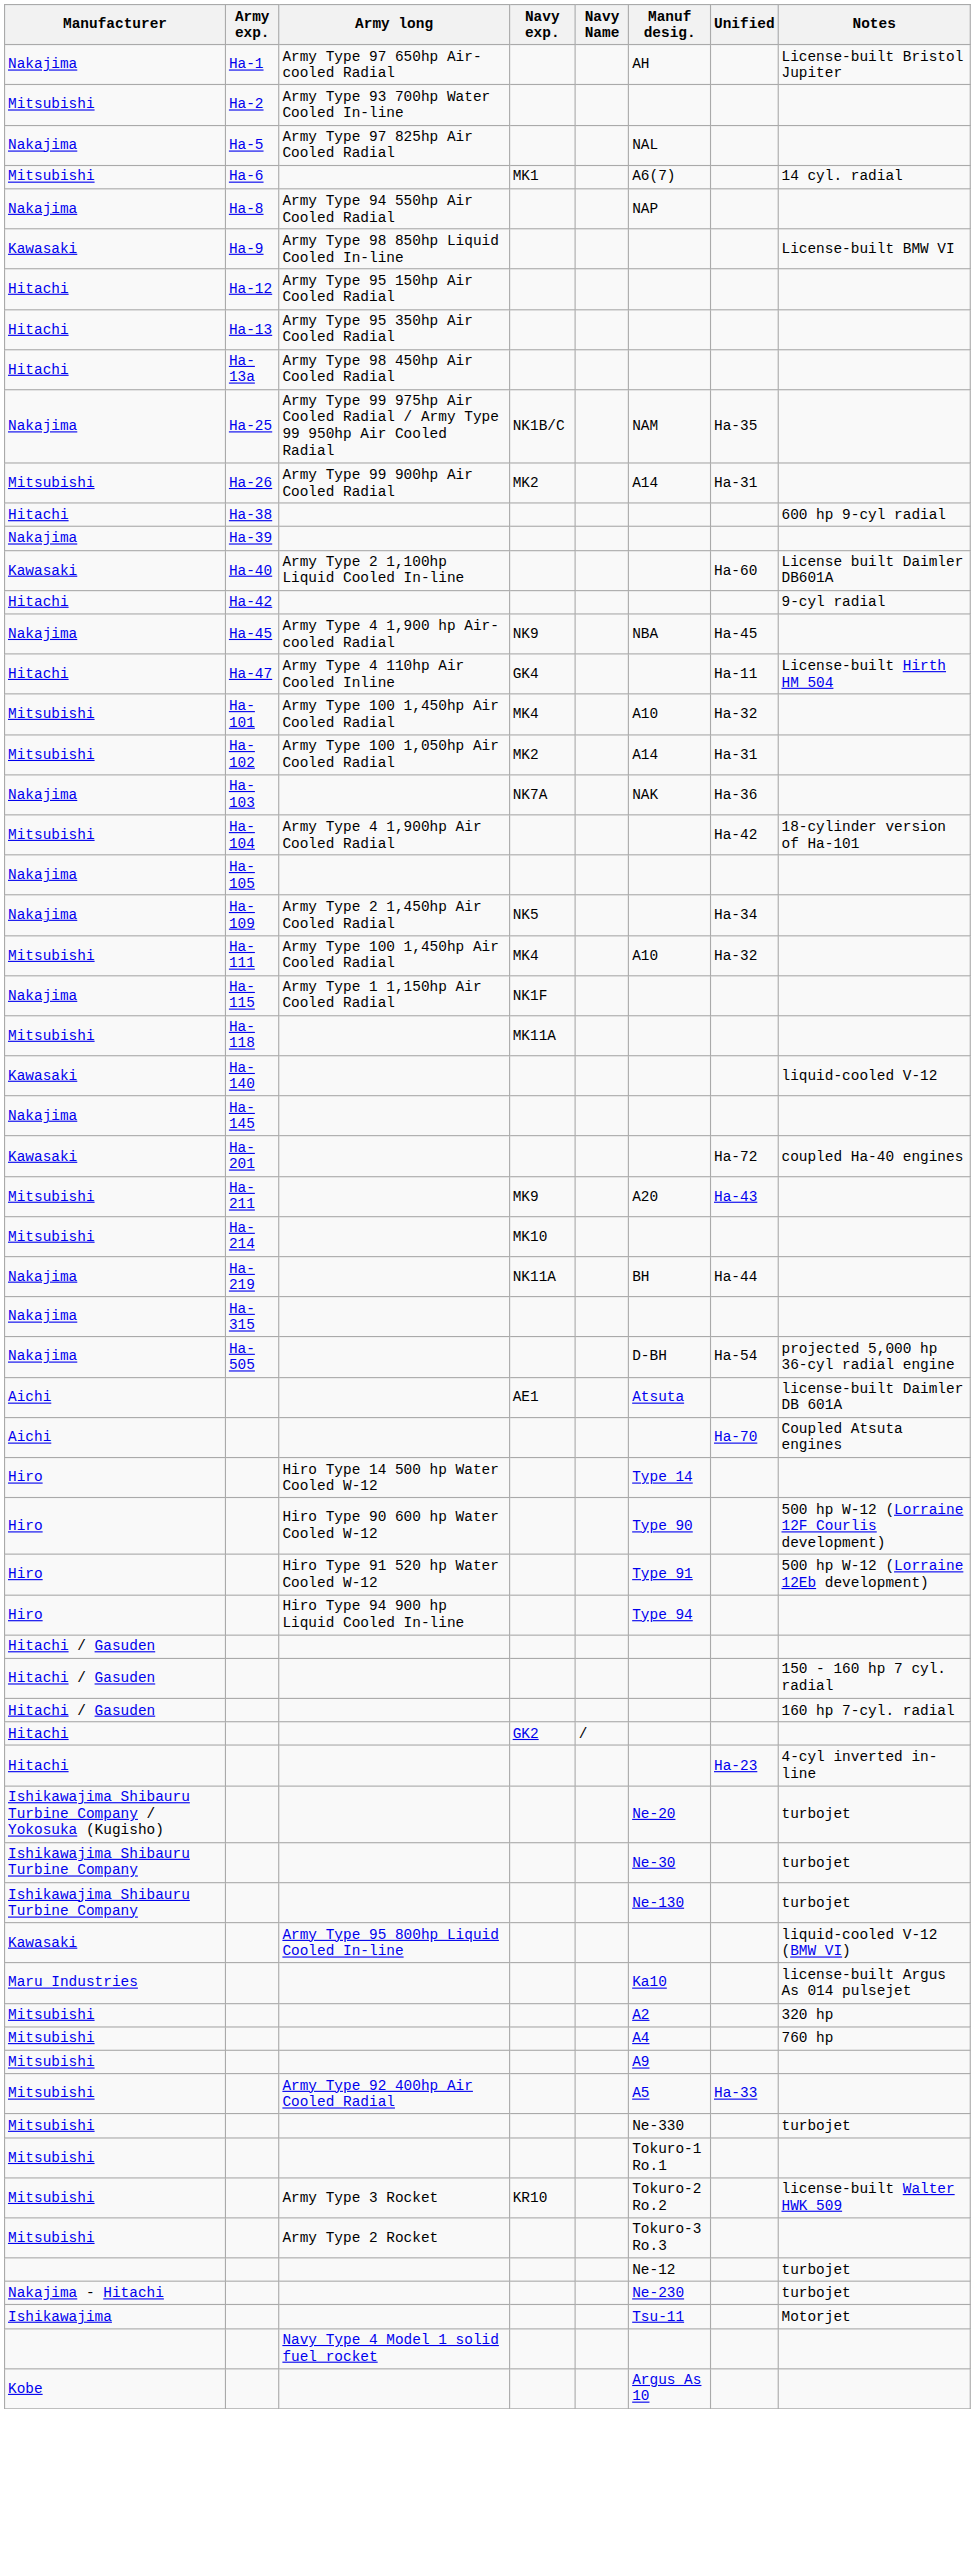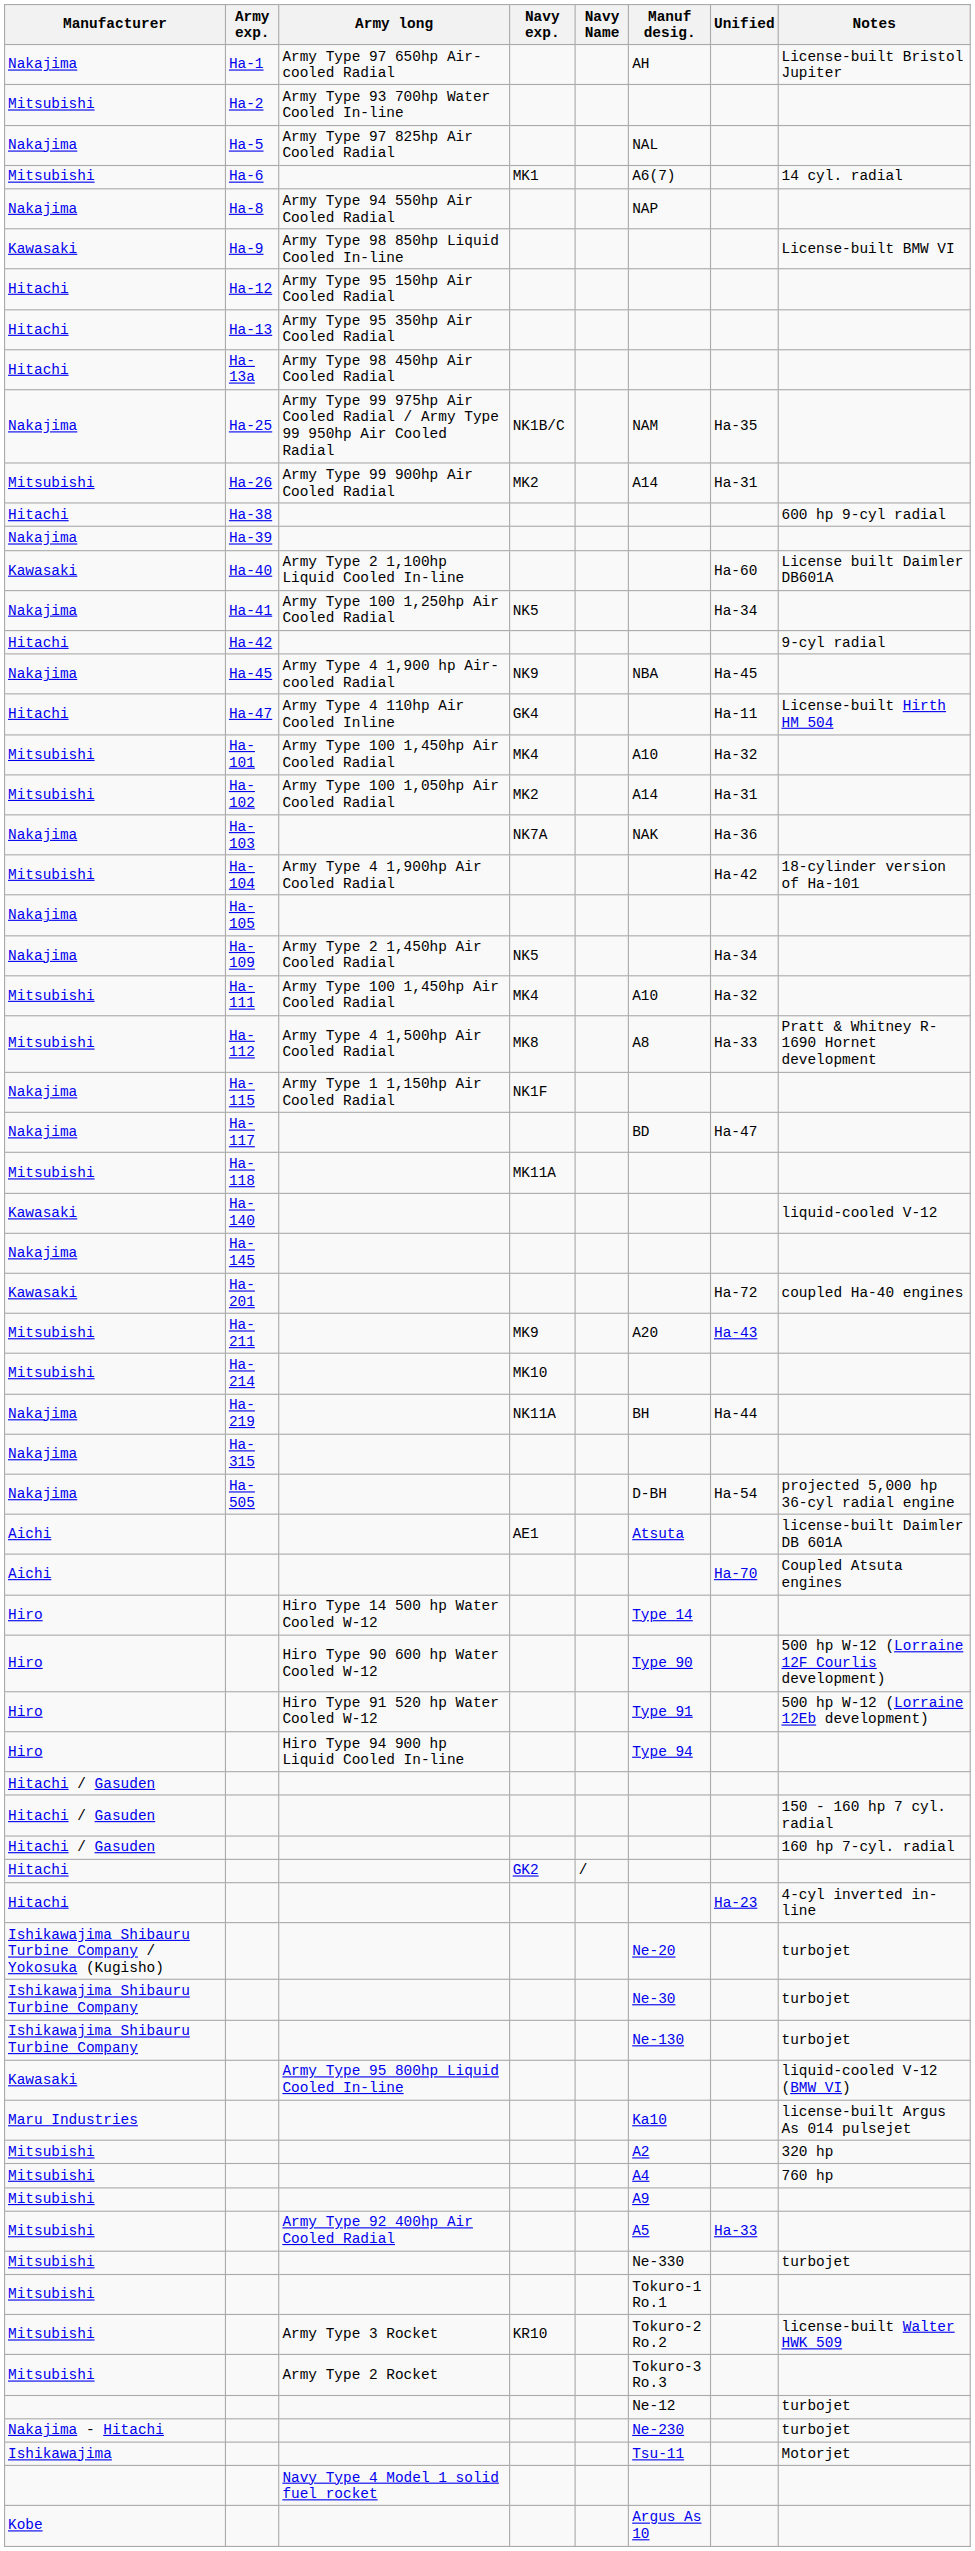+ row: (43, 611)
+ row: (51, 1044)
+ row: (43, 1133)
